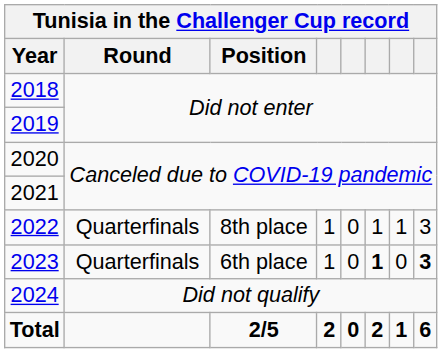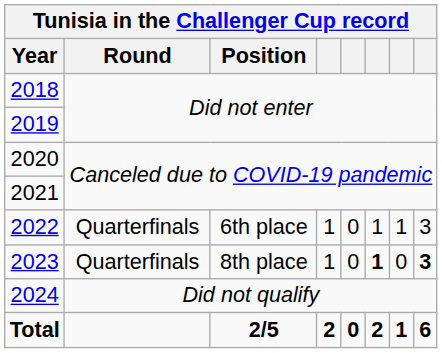(264, 227) 8th place -> (264, 227) 6th place
(264, 261) 6th place -> (264, 261) 8th place
